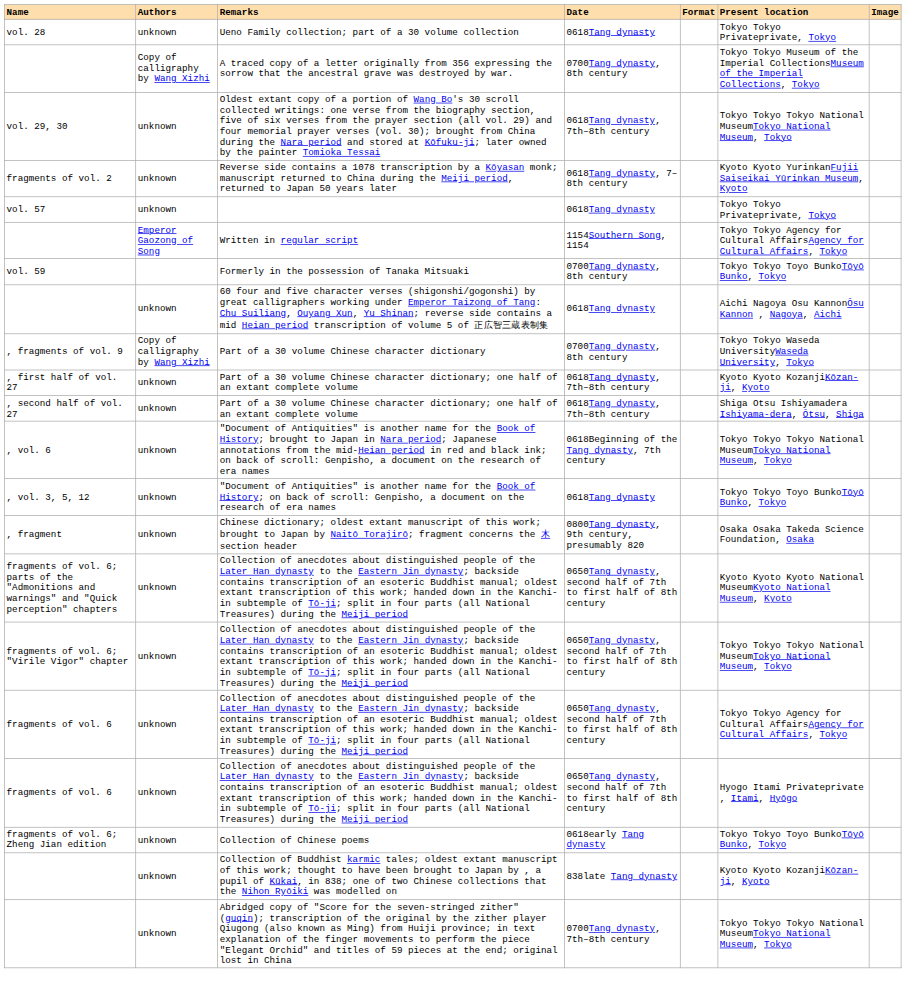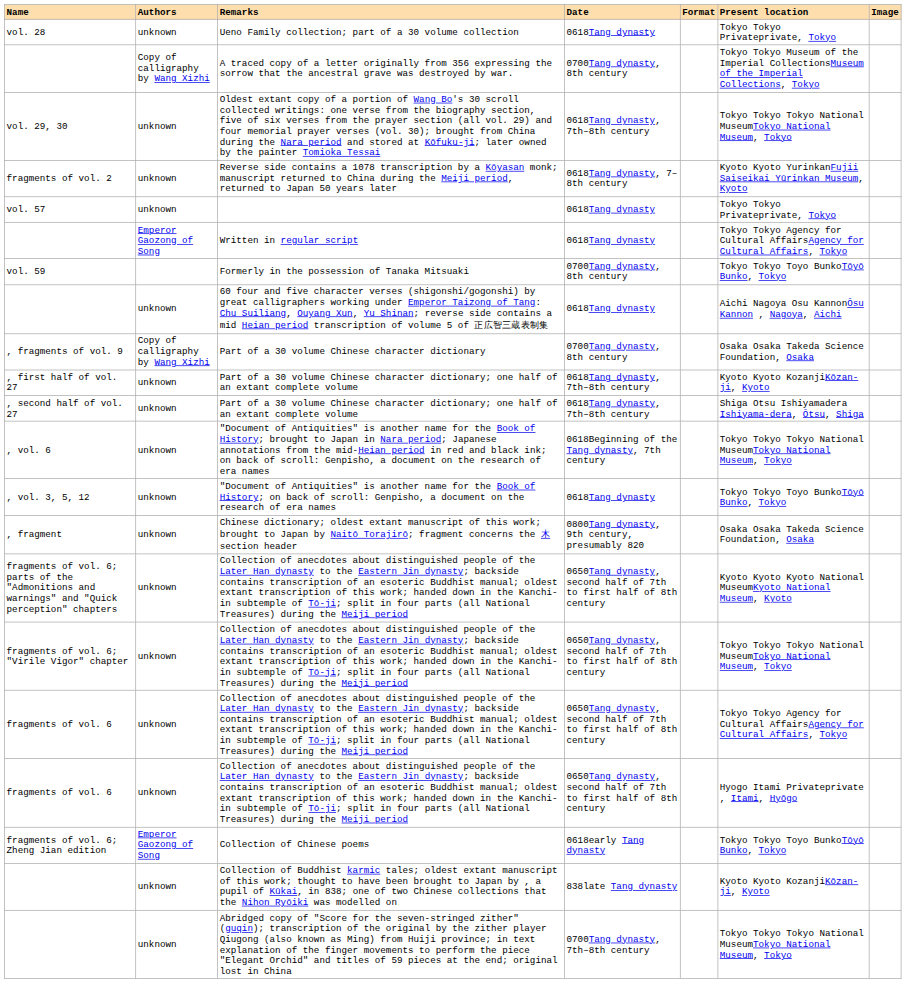(616, 241) 1154Southern Song, 1154 -> (611, 241) 0618Tang dynasty
(770, 352) Tokyo Tokyo Waseda UniversityWaseda University, Tokyo -> (792, 352) Osaka Osaka Takeda Science Foundation, Osaka
(157, 840) unknown -> (165, 845) Emperor Gaozong of Song
